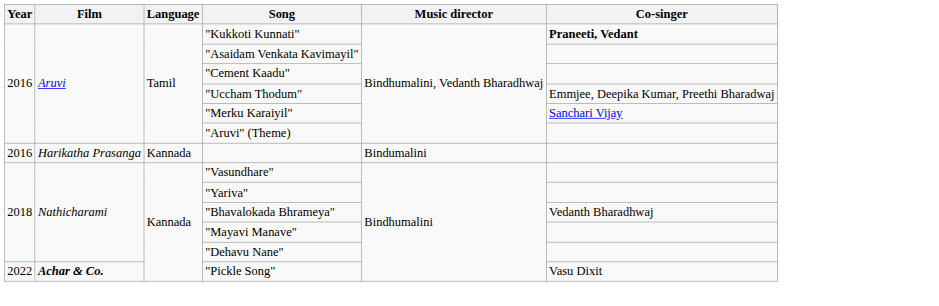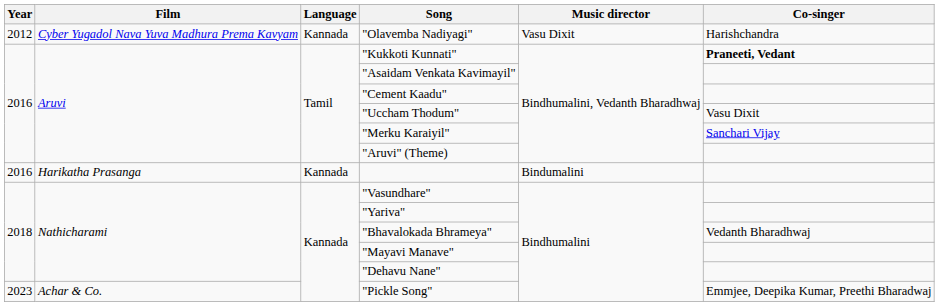+ row: (417, 34)
(662, 93) Emmjee, Deepika Kumar, Preethi Bharadwaj -> (733, 113) Vasu Dixit
(20, 271) 2022 -> (20, 291) 2023
(71, 271) bold -> (70, 291) normal
(576, 271) Vasu Dixit -> (819, 291) Emmjee, Deepika Kumar, Preethi Bharadwaj
